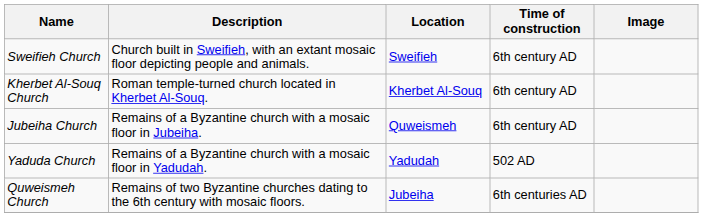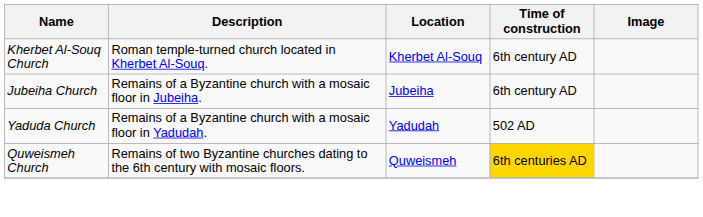- row: (54, 56)
(423, 125) Quweismeh -> (411, 91) Jubeiha
(411, 195) Jubeiha -> (423, 160) Quweismeh
(540, 195) no background -> (540, 160) gold background
